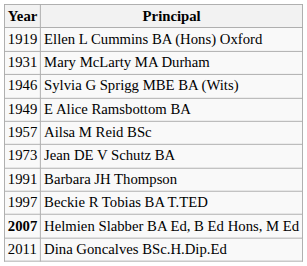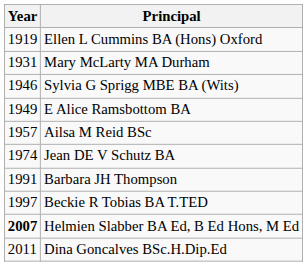(23, 156) 1973 -> (23, 156) 1974
